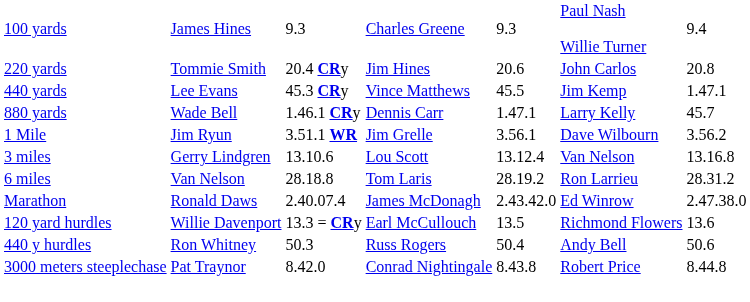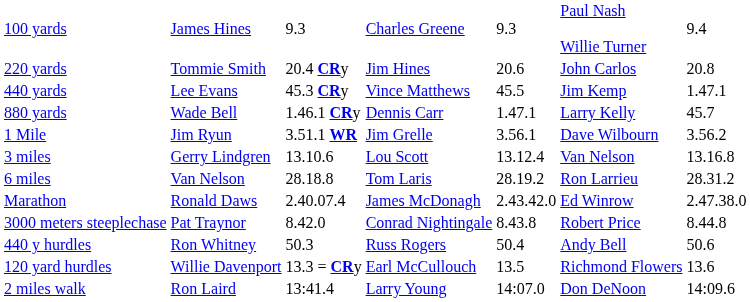rows swapped: (58, 222) <-> (85, 266)
+ row: (45, 288)
